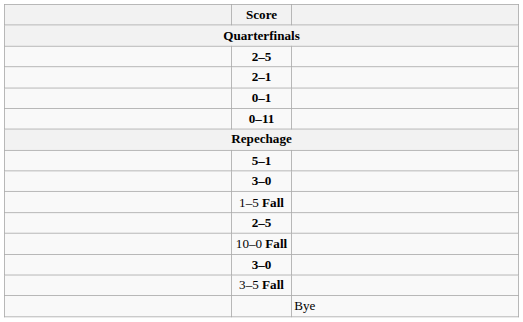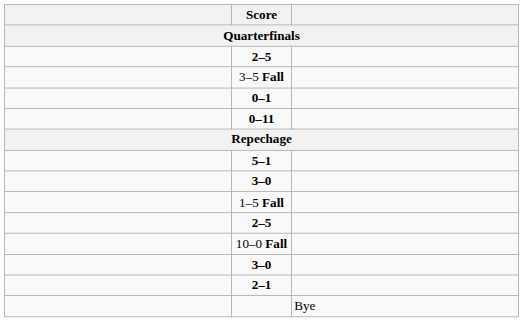rows swapped: (262, 285) <-> (262, 77)
